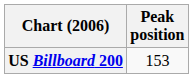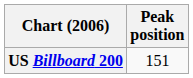(157, 60) 153 -> (157, 60) 151
